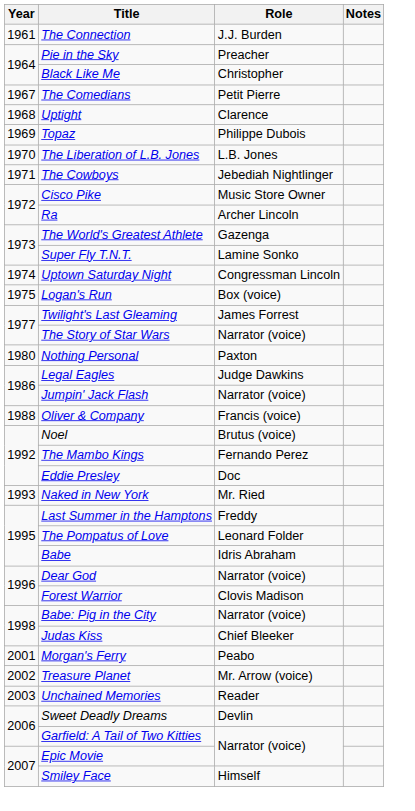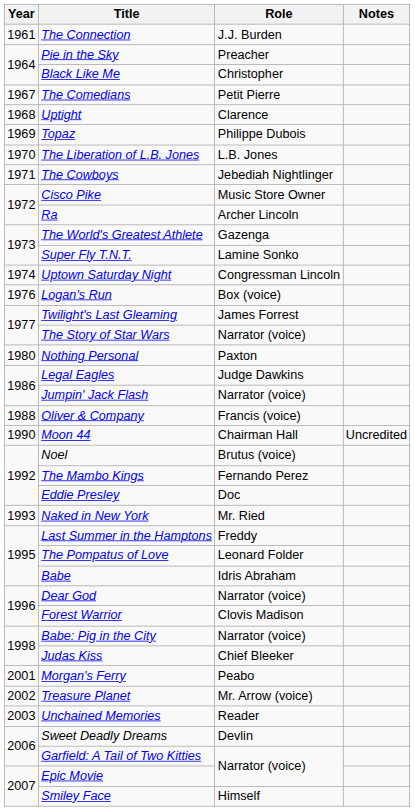(21, 295) 1975 -> (21, 295) 1976
+ row: (66, 435)
